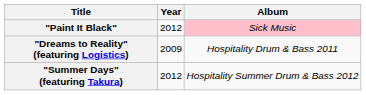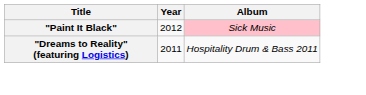(171, 49) 2009 -> (171, 49) 2011
- row: (81, 76)
